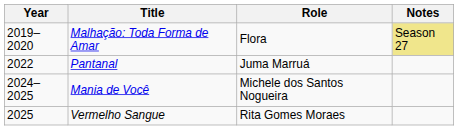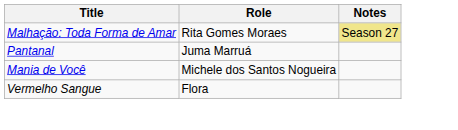- column: (36, 13)
(253, 39) Flora -> (234, 32) Rita Gomes Moraes
(292, 115) Rita Gomes Moraes -> (195, 88) Flora
